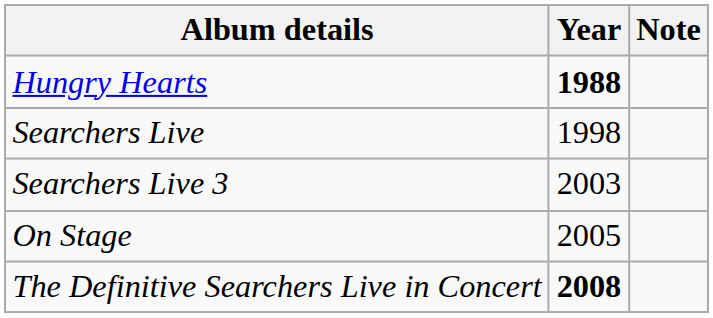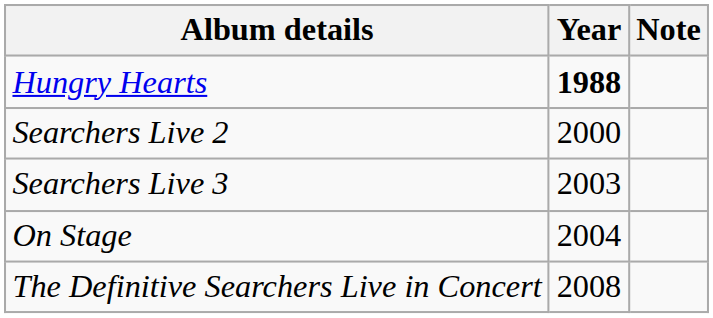- row: (108, 132)
+ row: (120, 132)
(589, 235) 2005 -> (589, 235) 2004
(589, 286) bold -> (589, 286) normal
